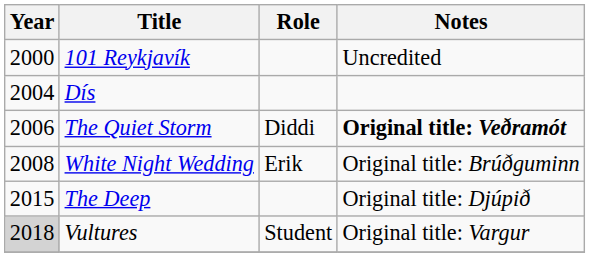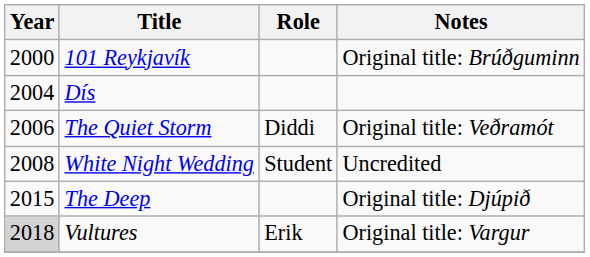(392, 57) Uncredited -> (461, 57) Original title: Brúðguminn
(454, 127) bold -> (448, 127) normal
(283, 163) Erik -> (298, 163) Student
(461, 163) Original title: Brúðguminn -> (392, 163) Uncredited
(298, 233) Student -> (283, 233) Erik
